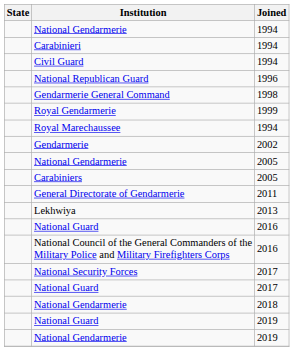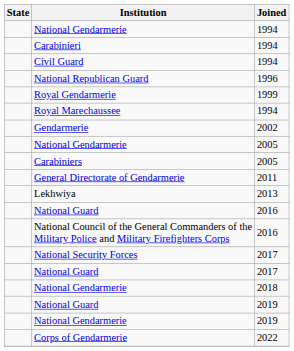- row: (102, 95)
+ row: (81, 337)
